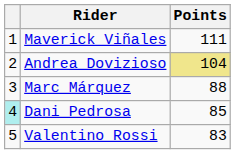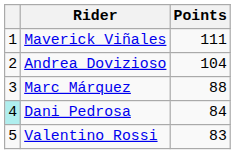(214, 65) khaki background -> (214, 65) no background
(218, 113) 85 -> (218, 113) 84
